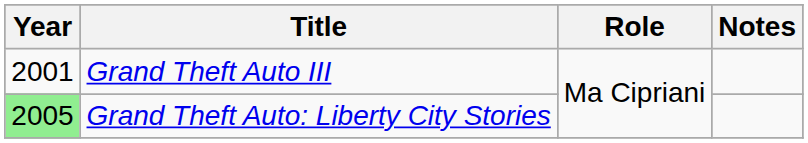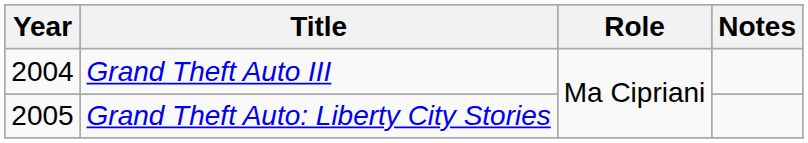(42, 71) 2001 -> (42, 71) 2004
(42, 115) lightgreen background -> (42, 115) no background
